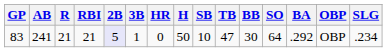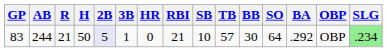columns swapped: (183, 15) <-> (89, 15)
(42, 36) 241 -> (42, 36) 244
(227, 36) 47 -> (227, 36) 57
(366, 36) no background -> (366, 36) lightgreen background
